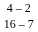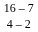rows swapped: (19, 8) <-> (19, 24)
